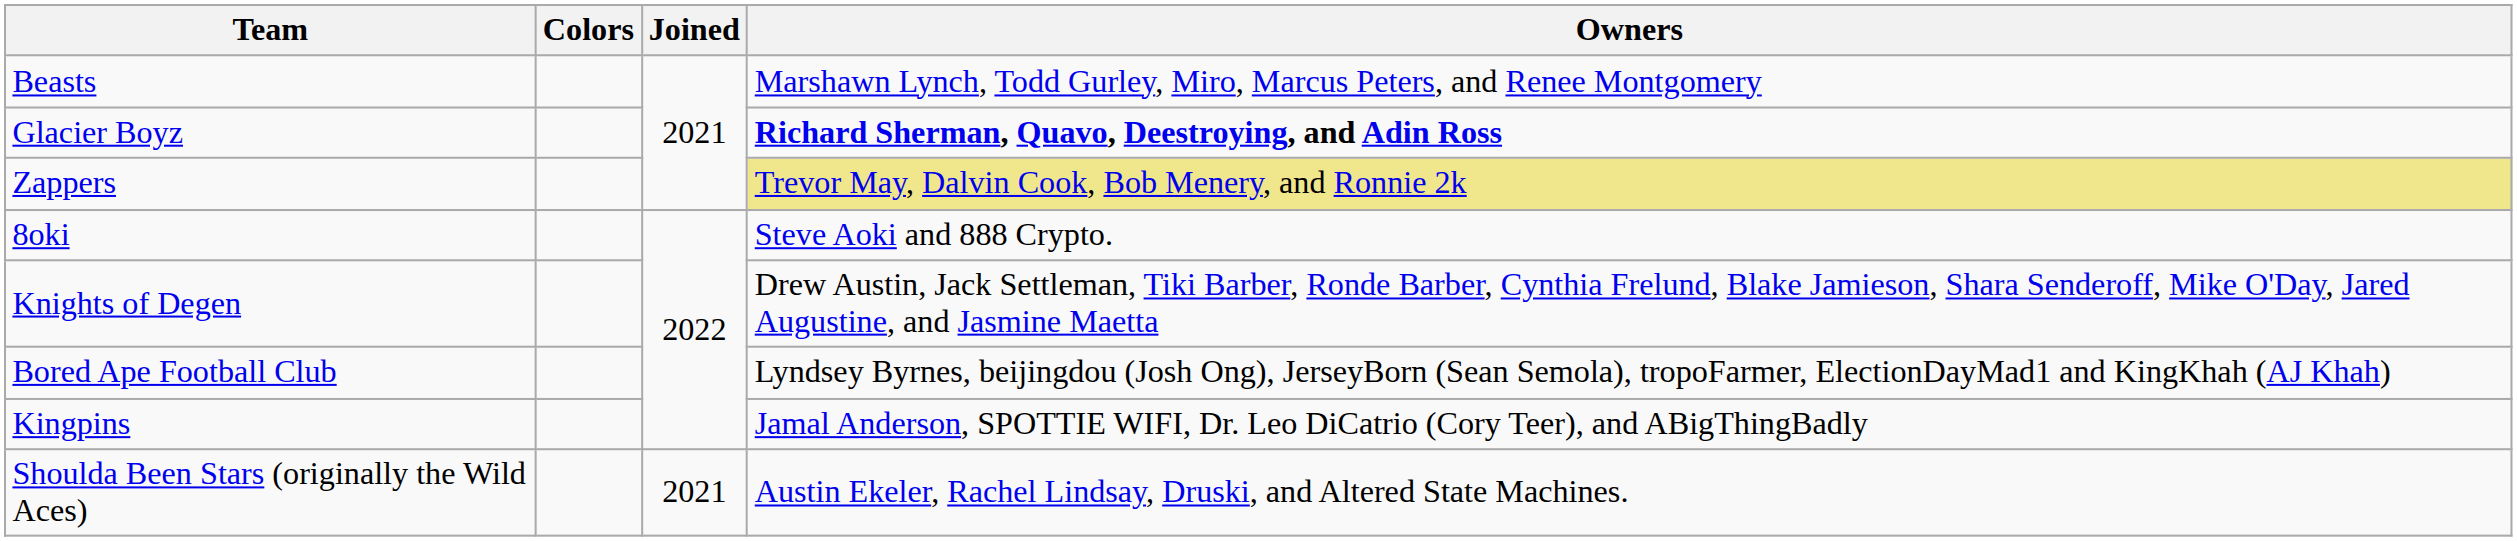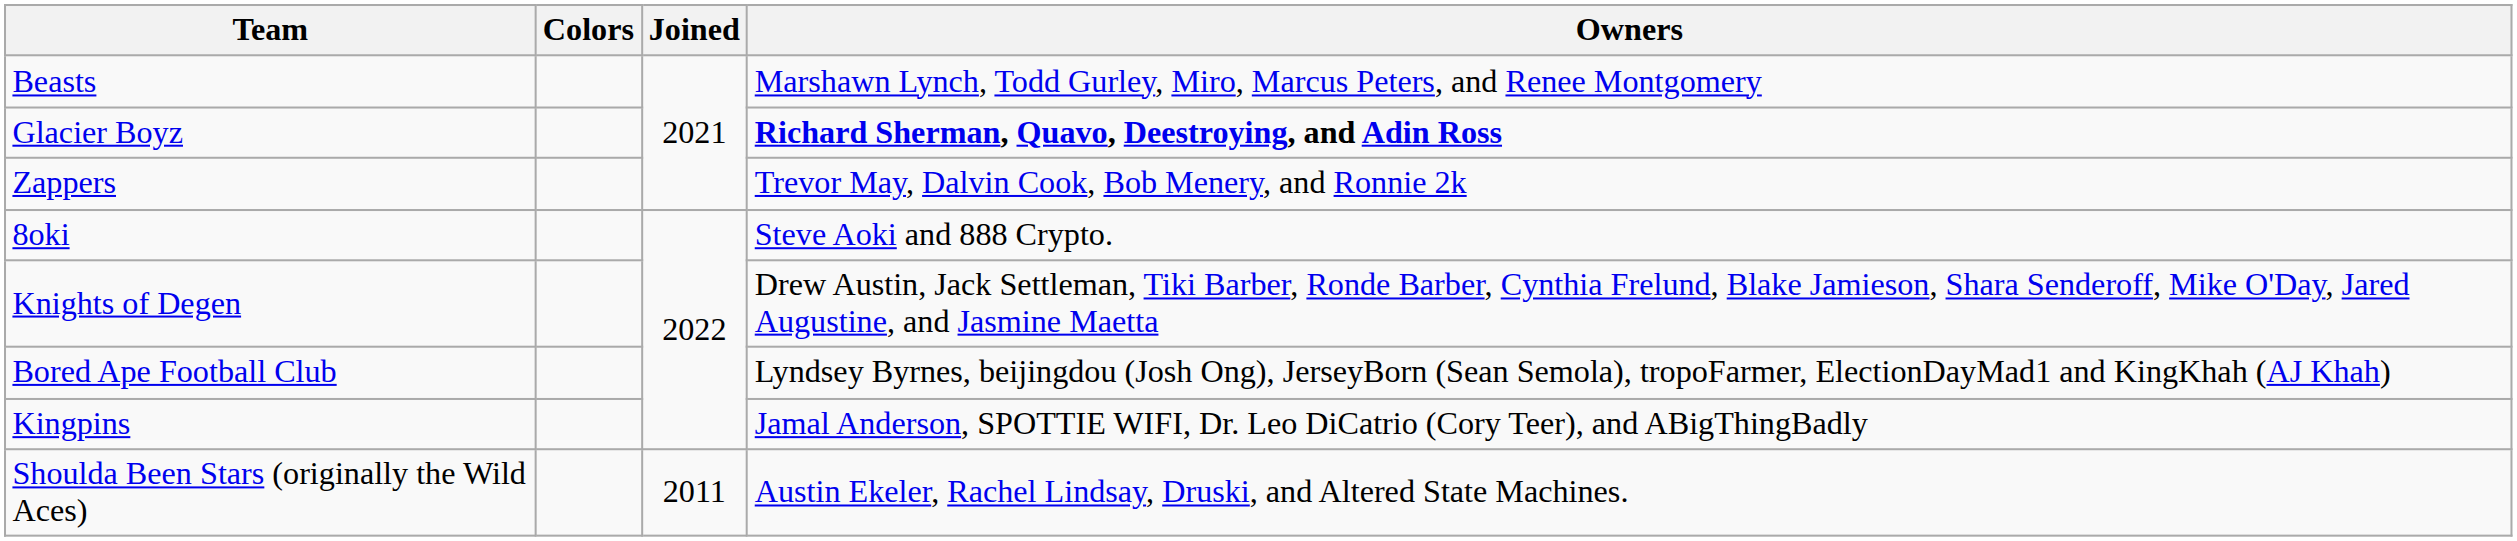(1111, 183) khaki background -> (1111, 183) no background
(694, 492) 2021 -> (694, 492) 2011
